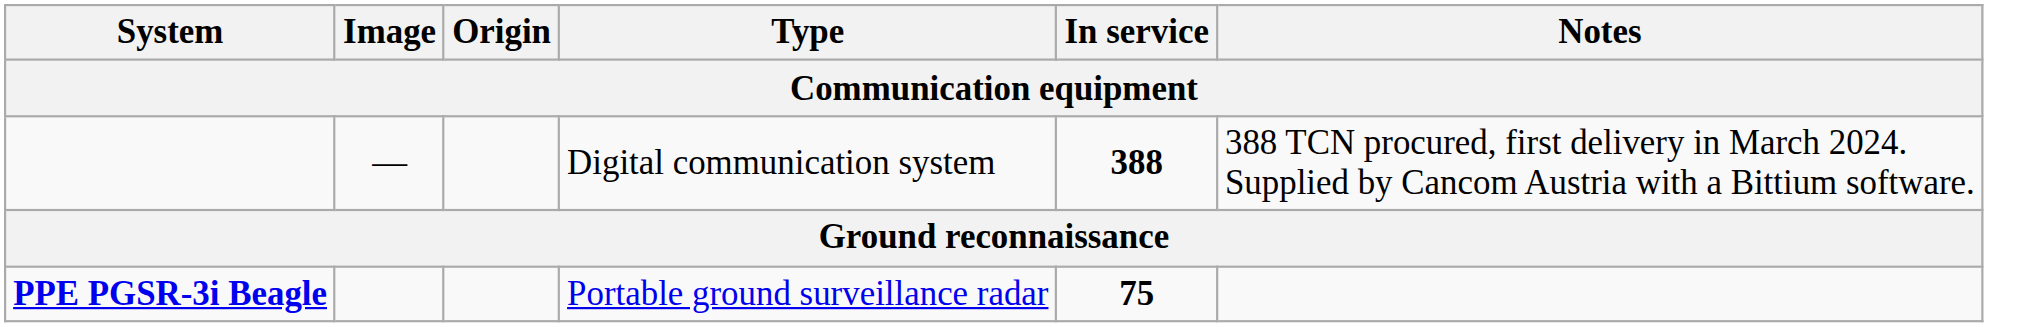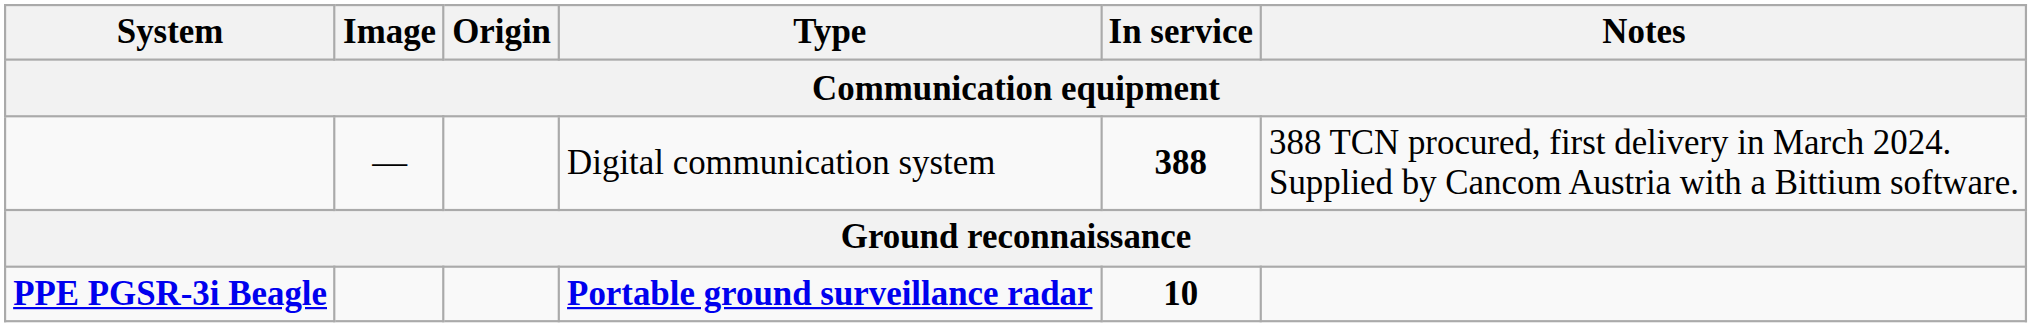(808, 292) normal -> (830, 292) bold
(1137, 292) 75 -> (1181, 292) 10
